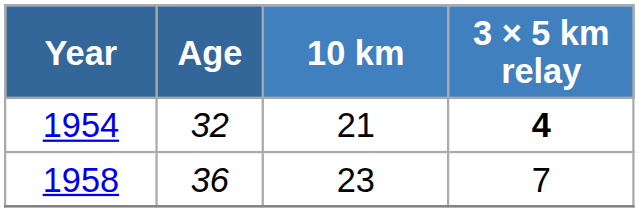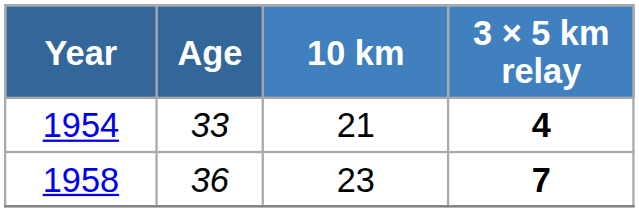(210, 125) 32 -> (210, 125) 33
(541, 180) normal -> (541, 180) bold
